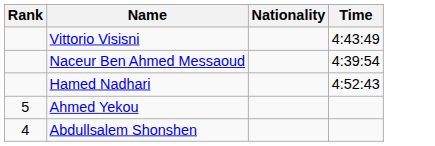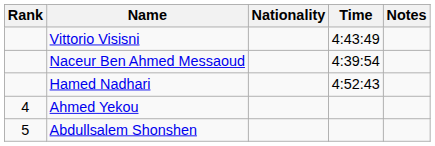+ column: (407, 15)
(25, 107) 5 -> (25, 107) 4
(25, 130) 4 -> (25, 130) 5
